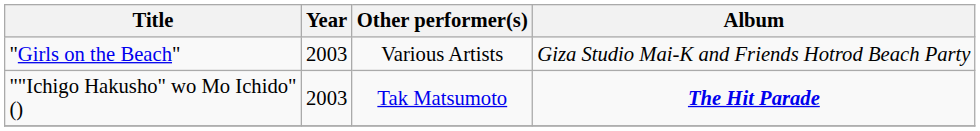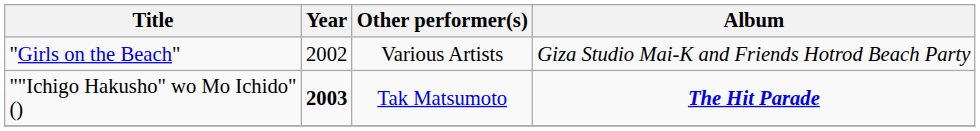(327, 53) 2003 -> (327, 53) 2002
(327, 97) normal -> (327, 97) bold
